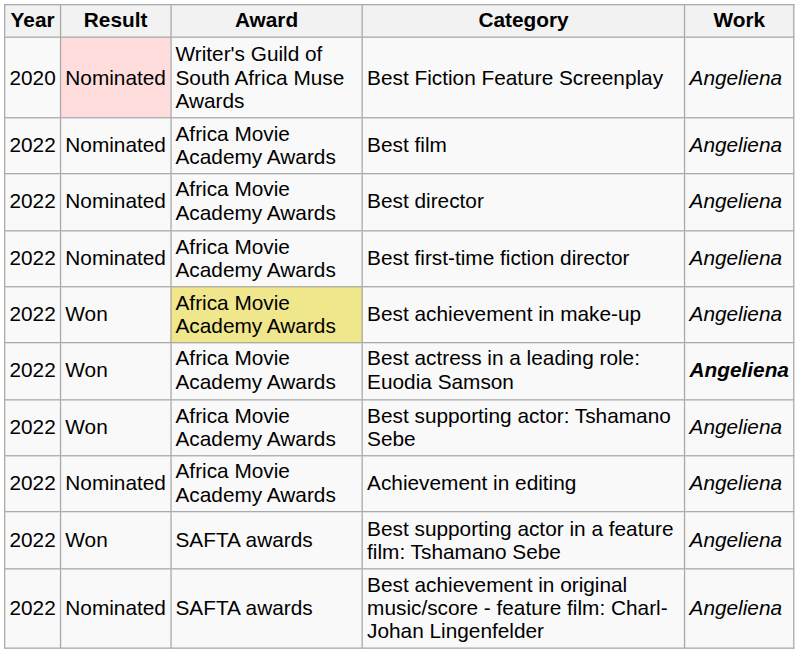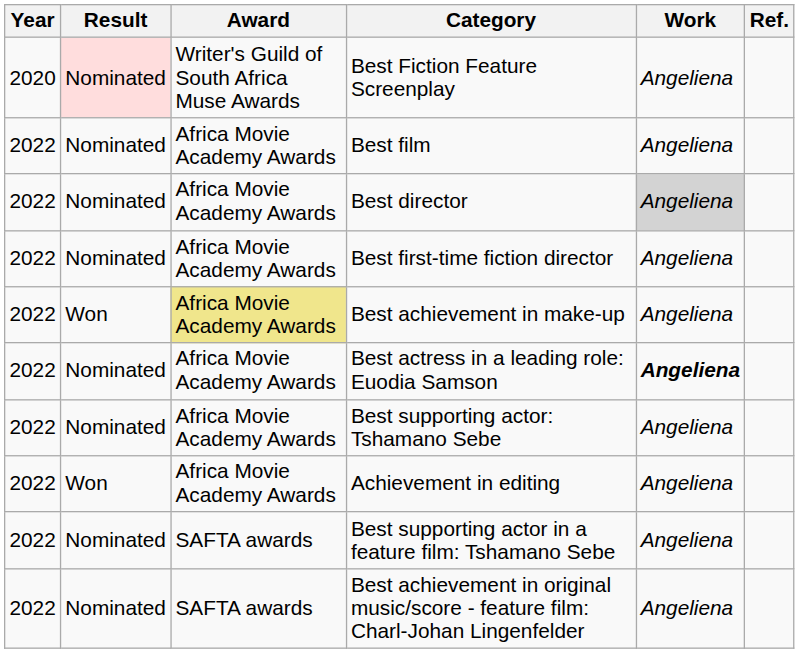+ column: (769, 20)
(736, 201) no background -> (687, 201) lightgrey background
(86, 371) Won -> (116, 371) Nominated
(86, 427) Won -> (116, 427) Nominated
(116, 483) Nominated -> (86, 483) Won
(86, 540) Won -> (116, 540) Nominated
